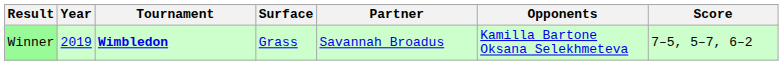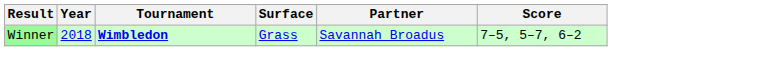- column: (563, 14)
(76, 42) 2019 -> (76, 35) 2018
